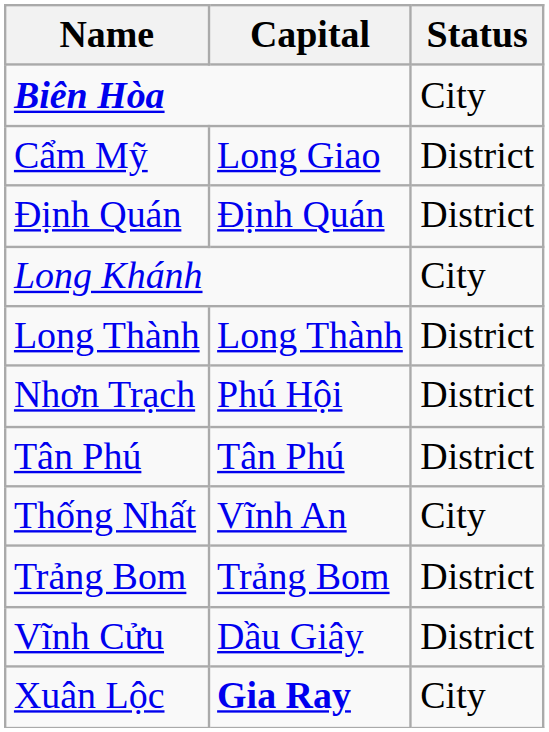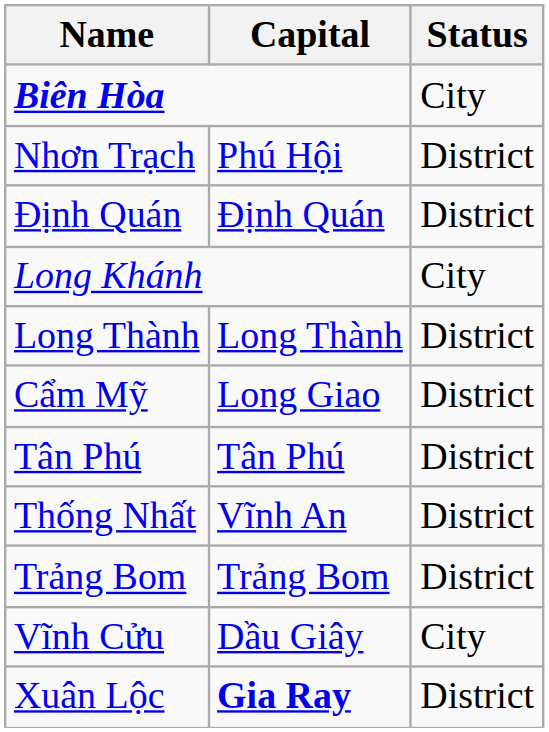rows swapped: (81, 154) <-> (105, 395)
(453, 515) City -> (477, 515) District
(477, 635) District -> (453, 635) City
(453, 696) City -> (477, 696) District
